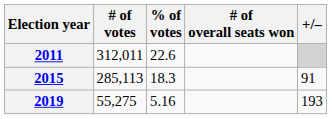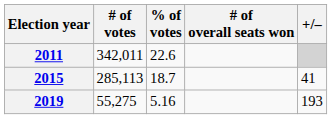(120, 55) 312,011 -> (120, 55) 342,011
(163, 78) 18.3 -> (163, 78) 18.7
(308, 78) 91 -> (308, 78) 41
